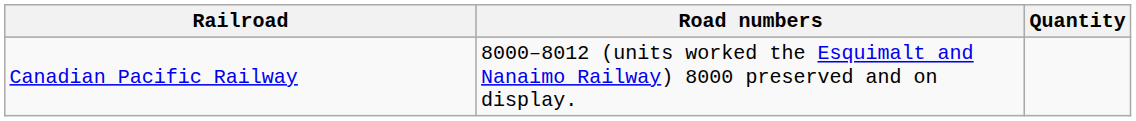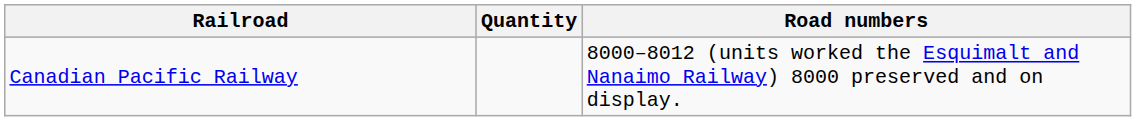columns swapped: (1078, 21) <-> (751, 21)
